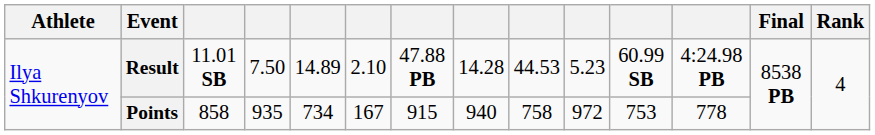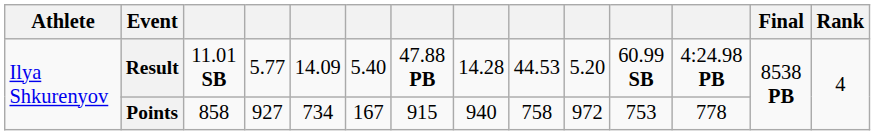(267, 67) 7.50 -> (267, 67) 5.77
(318, 67) 14.89 -> (318, 67) 14.09
(368, 67) 2.10 -> (368, 67) 5.40
(587, 67) 5.23 -> (587, 67) 5.20
(267, 113) 935 -> (267, 113) 927
